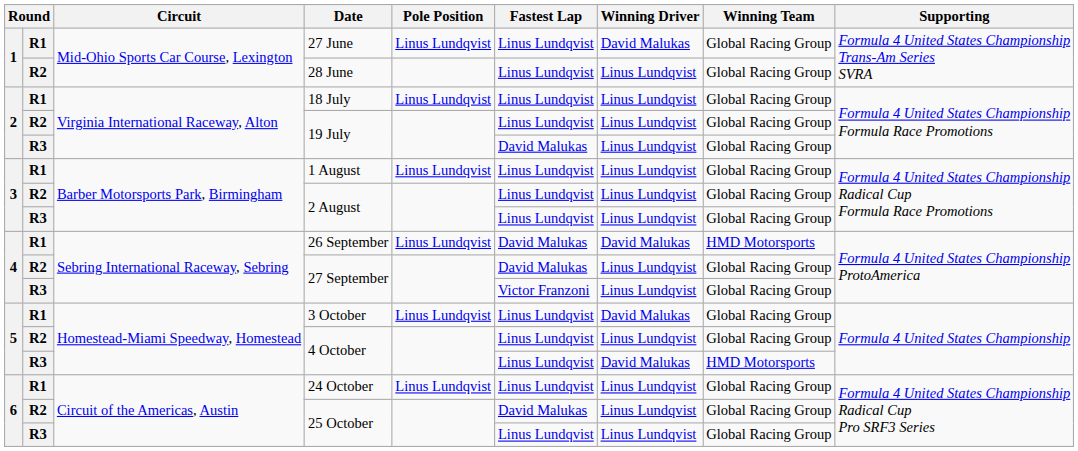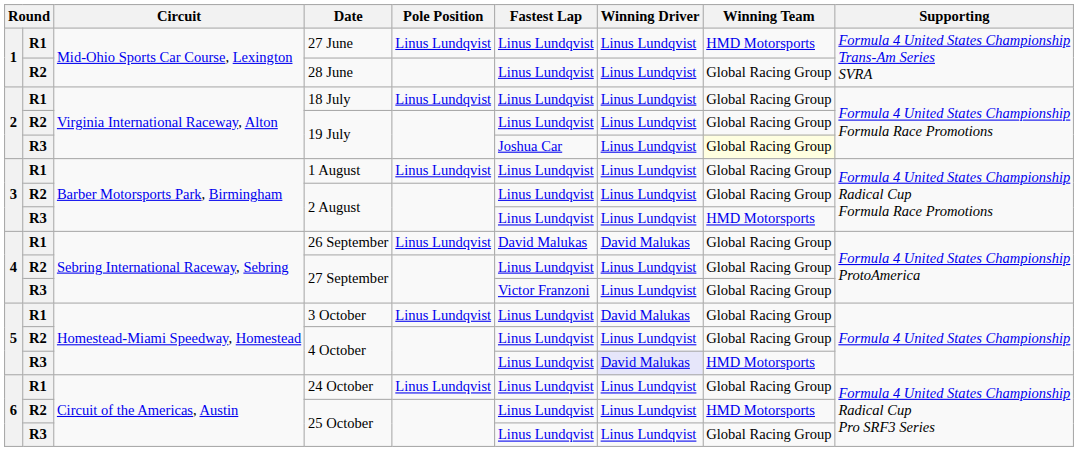(645, 42) David Malukas -> (649, 42) Linus Lundqvist
(769, 42) Global Racing Group -> (761, 42) HMD Motorsports
(543, 146) David Malukas -> (530, 146) Joshua Car
(769, 146) no background -> (769, 146) lightyellow background
(769, 218) Global Racing Group -> (761, 218) HMD Motorsports
(761, 242) HMD Motorsports -> (769, 242) Global Racing Group
(543, 266) David Malukas -> (546, 266) Linus Lundqvist
(645, 362) no background -> (645, 362) lavender background
(543, 410) David Malukas -> (546, 410) Linus Lundqvist
(769, 410) Global Racing Group -> (761, 410) HMD Motorsports
